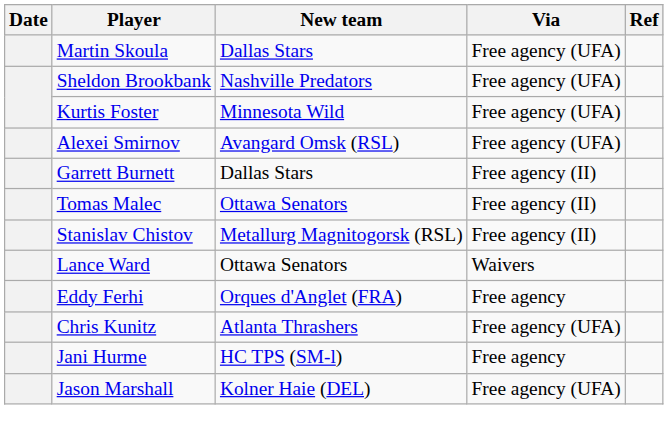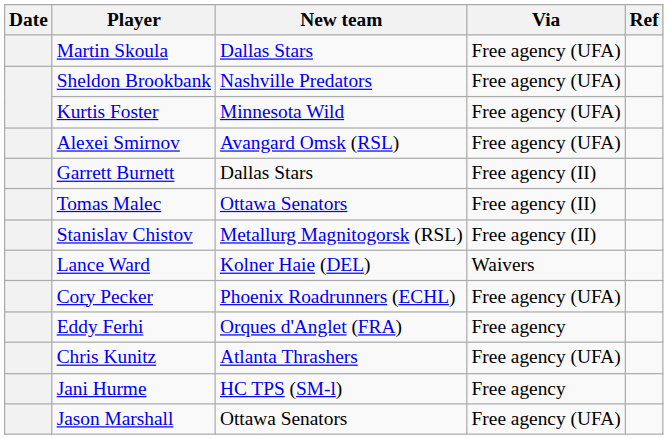(284, 265) Ottawa Senators -> (295, 265) Kolner Haie (DEL)
+ row: (105, 296)
(295, 388) Kolner Haie (DEL) -> (284, 419) Ottawa Senators
